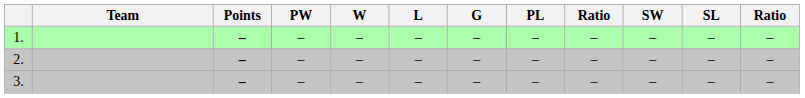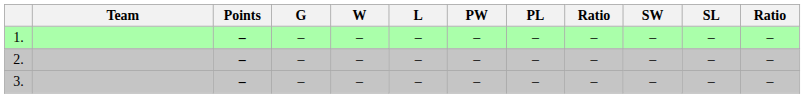columns swapped: (477, 15) <-> (301, 15)
